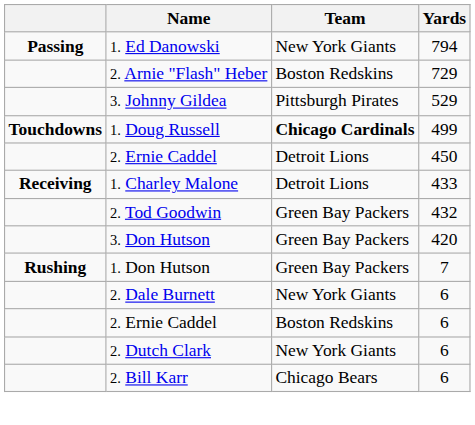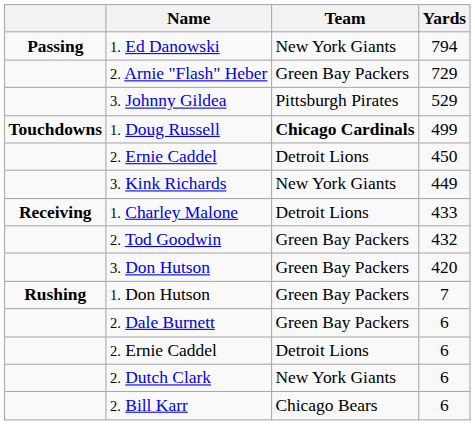(334, 73) Boston Redskins -> (342, 73) Green Bay Packers
+ row: (168, 184)
(336, 294) New York Giants -> (342, 322) Green Bay Packers
(334, 322) Boston Redskins -> (322, 350) Detroit Lions
